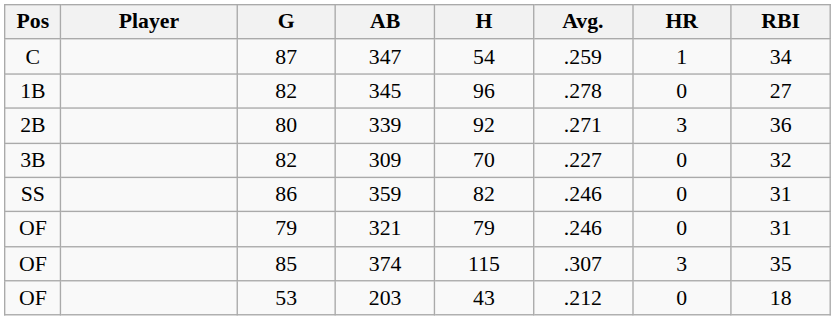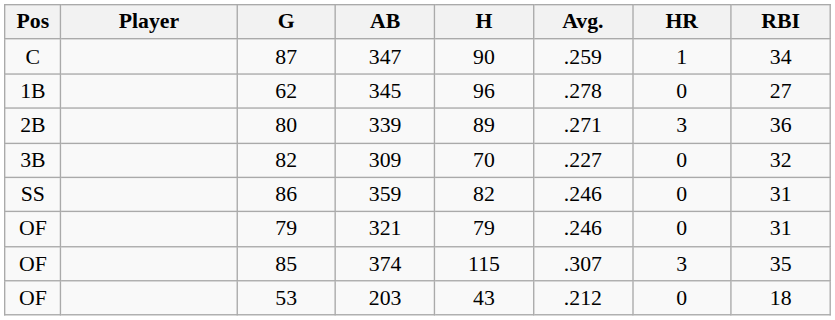(484, 56) 54 -> (484, 56) 90
(286, 90) 82 -> (286, 90) 62
(484, 125) 92 -> (484, 125) 89
